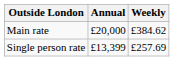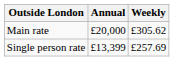(148, 30) £384.62 -> (148, 30) £305.62
